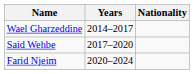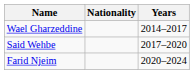columns swapped: (162, 12) <-> (110, 12)
